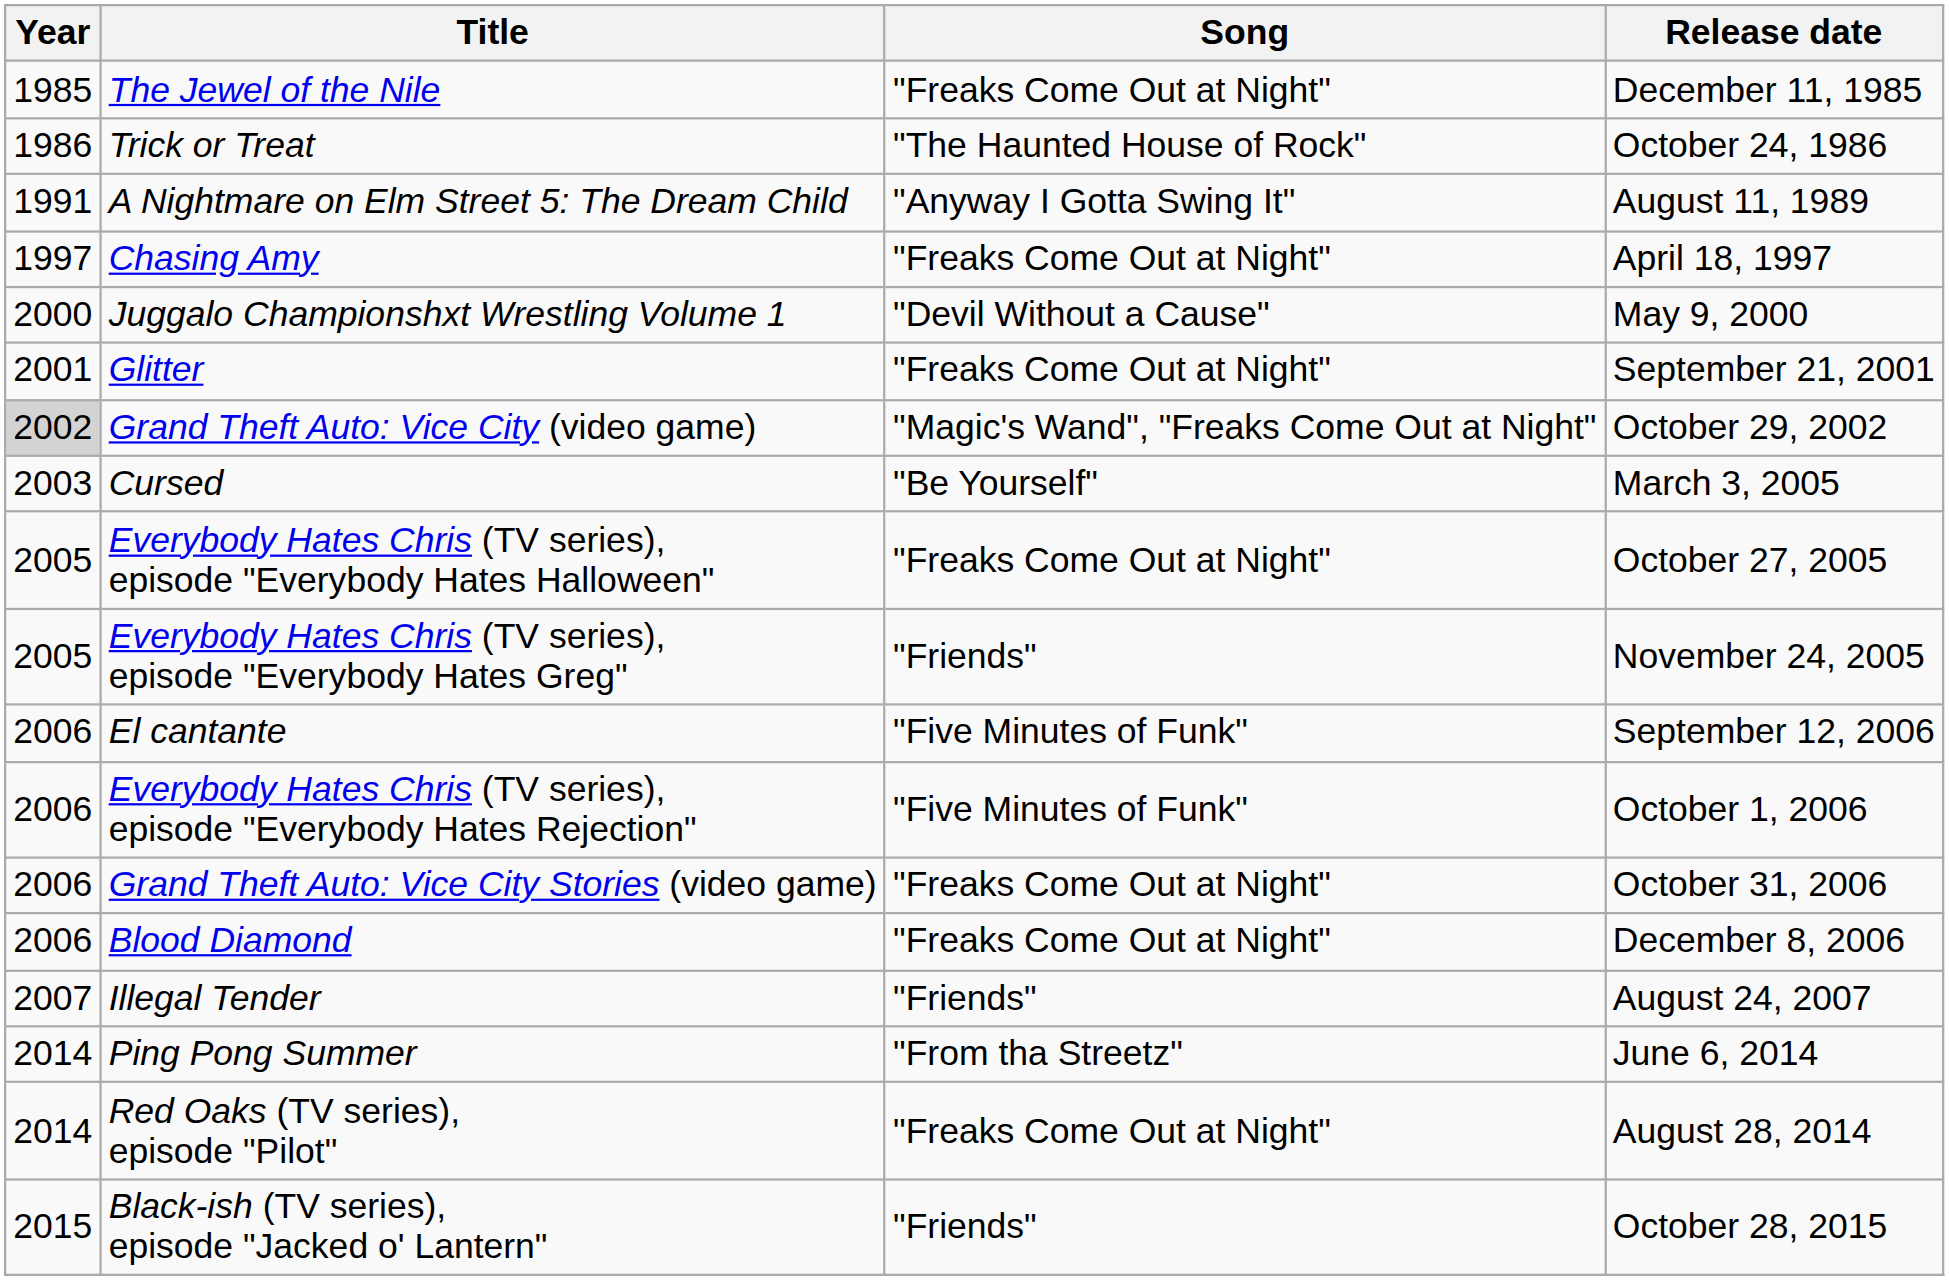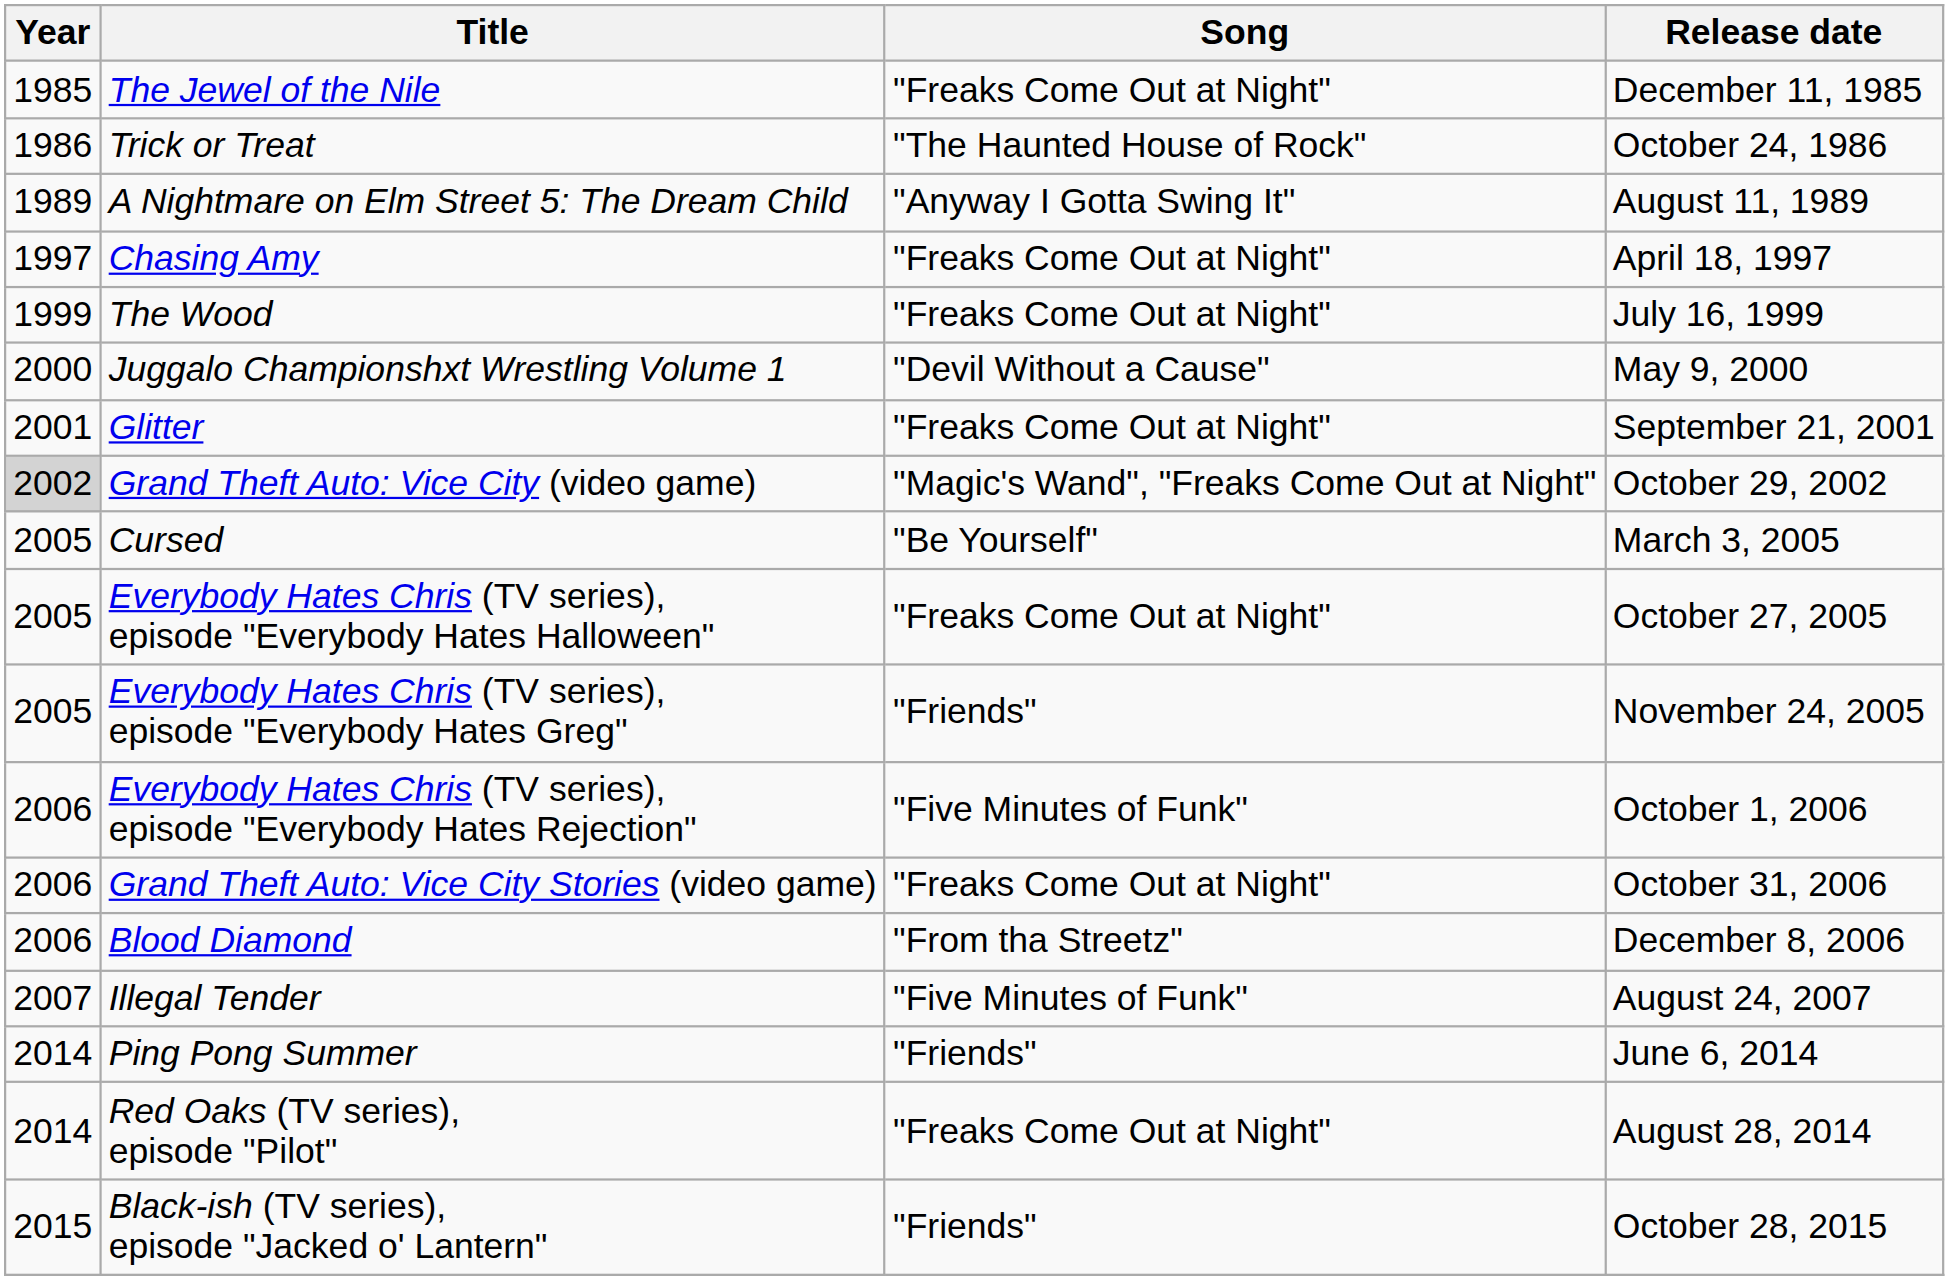(53, 201) 1991 -> (53, 201) 1989
+ row: (191, 314)
(53, 483) 2003 -> (53, 539) 2005
- row: (198, 732)
(1112, 941) "Freaks Come Out at Night" -> (1038, 941) "From tha Streetz"
(965, 997) "Friends" -> (1070, 997) "Five Minutes of Funk"
(1038, 1053) "From tha Streetz" -> (965, 1053) "Friends"
